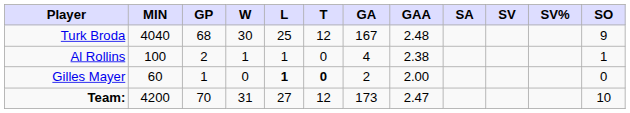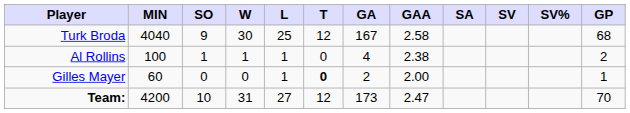columns swapped: (204, 14) <-> (604, 14)
(416, 35) 2.48 -> (416, 35) 2.58
(284, 77) bold -> (284, 77) normal
